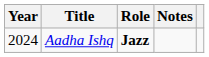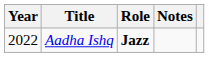(23, 40) 2024 -> (23, 40) 2022
